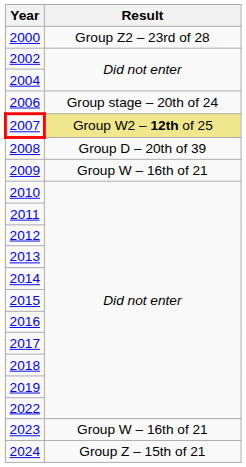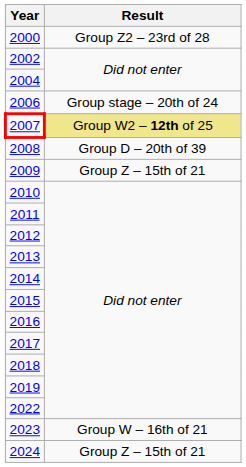(142, 171) Group W – 16th of 21 -> (142, 171) Group Z – 15th of 21
